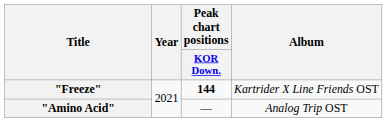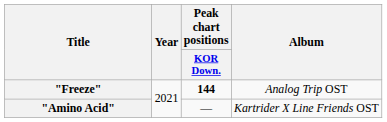(306, 89) Kartrider X Line Friends OST -> (306, 89) Analog Trip OST
(306, 108) Analog Trip OST -> (306, 108) Kartrider X Line Friends OST
